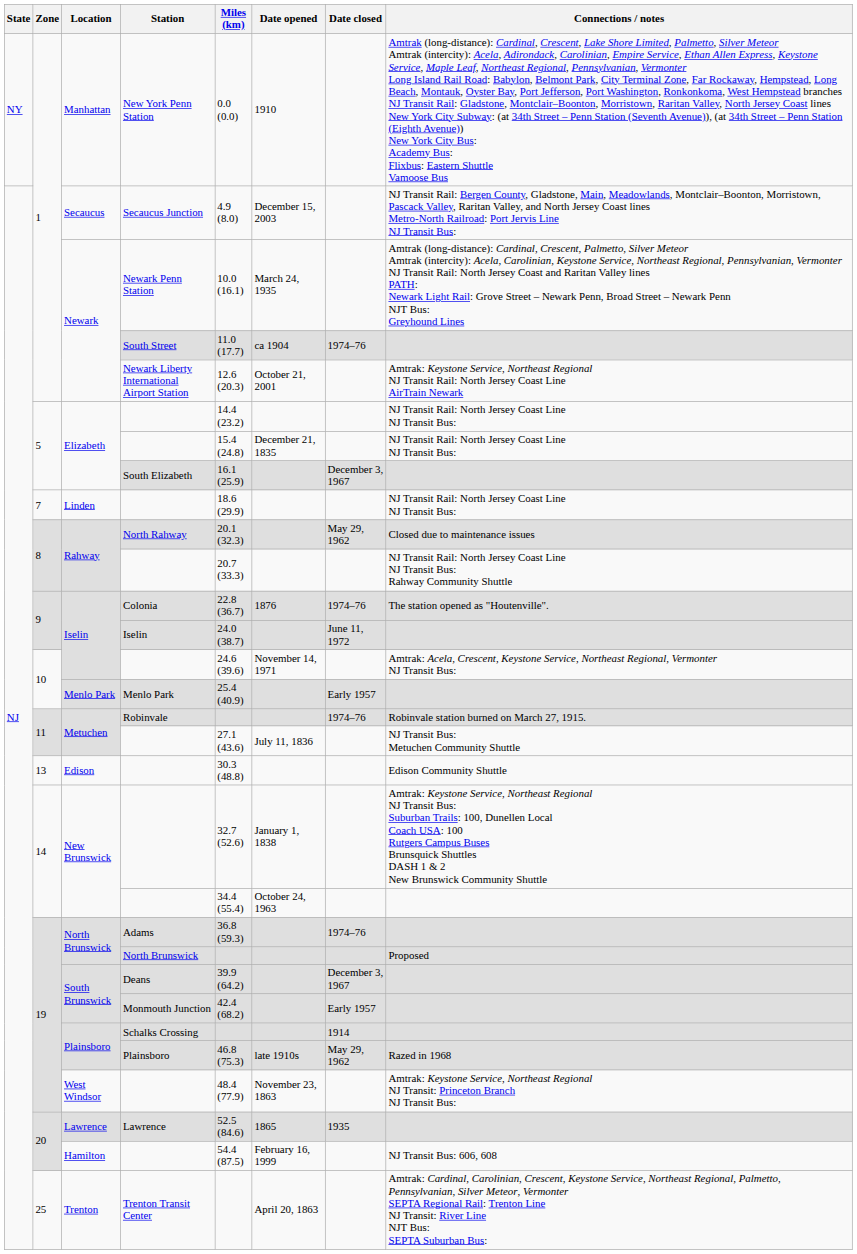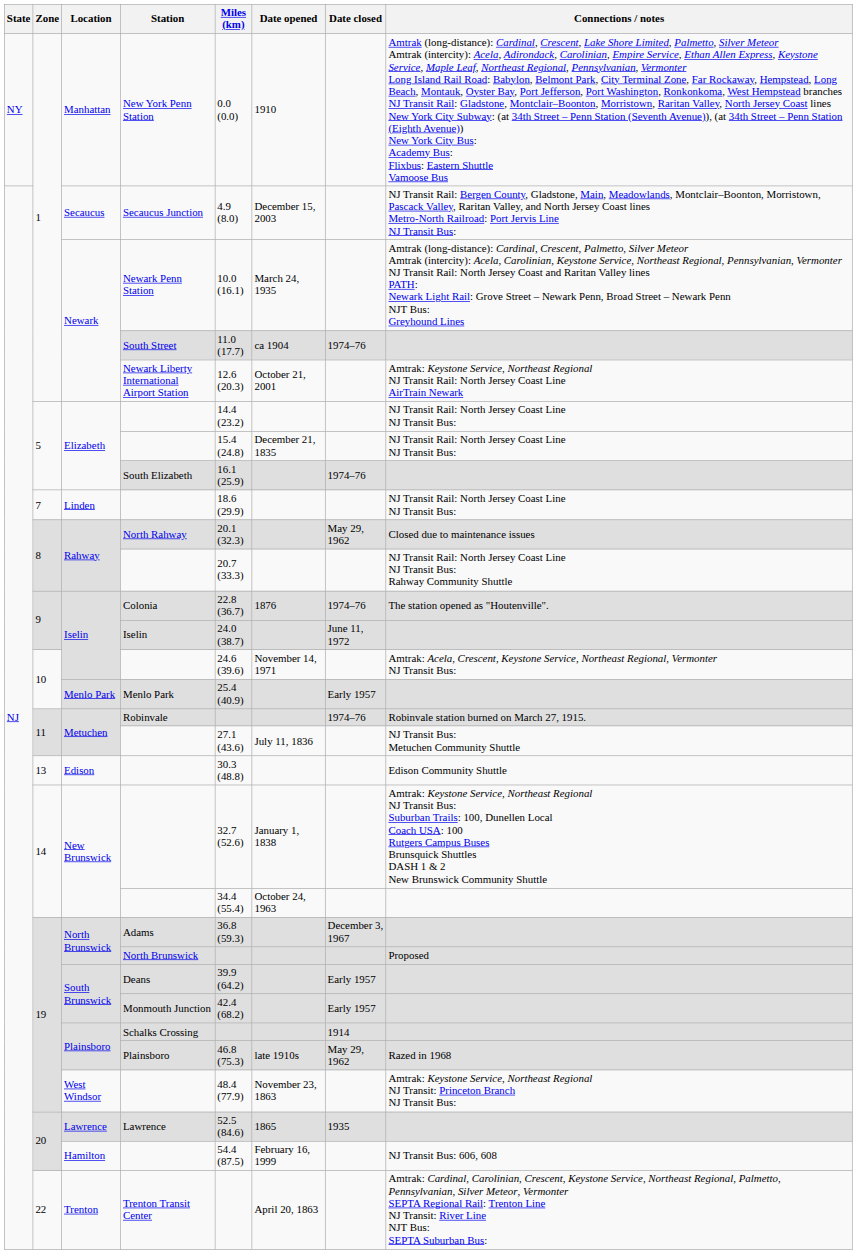(355, 475) December 3, 1967 -> (347, 475) 1974–76
(347, 932) 1974–76 -> (355, 932) December 3, 1967
(355, 979) December 3, 1967 -> (352, 979) Early 1957
(41, 1210) 25 -> (41, 1210) 22
